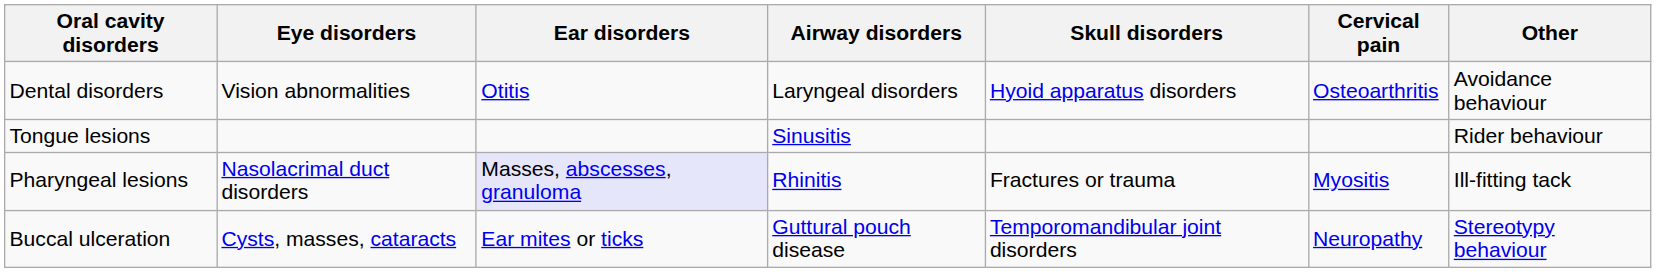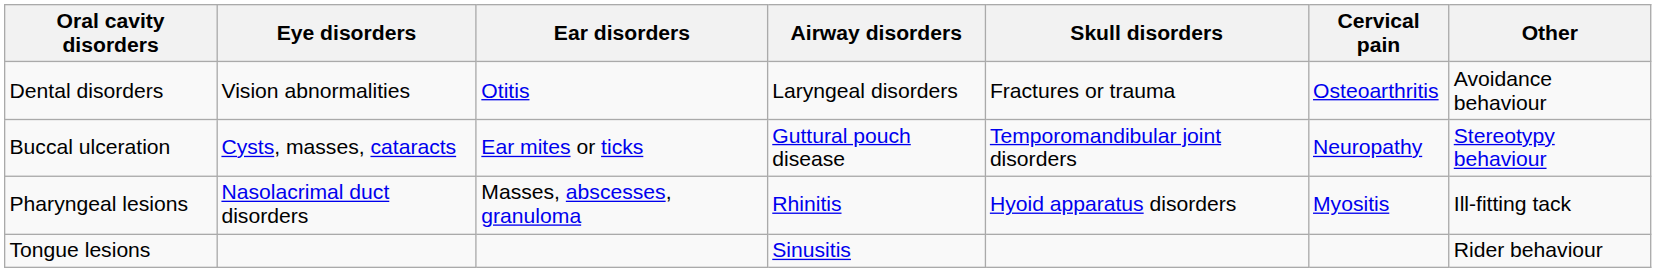(1113, 90) Hyoid apparatus disorders -> (1083, 90) Fractures or trauma
rows swapped: (90, 238) <-> (80, 135)
(576, 181) lavender background -> (576, 204) no background
(1083, 181) Fractures or trauma -> (1113, 204) Hyoid apparatus disorders
